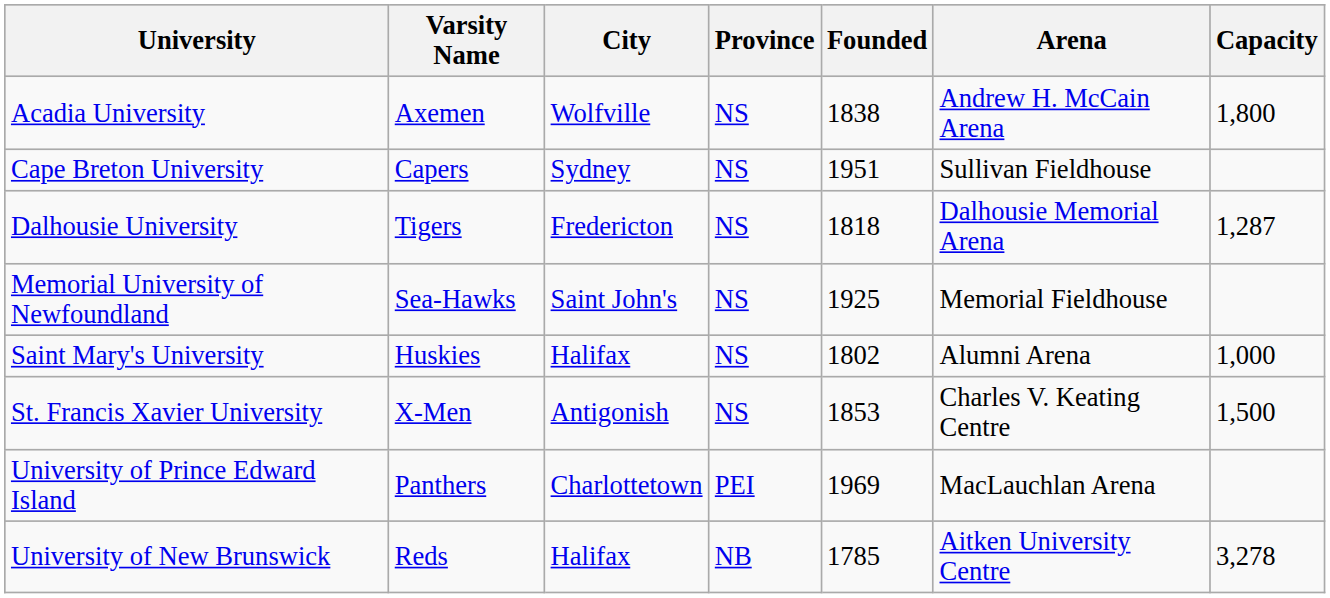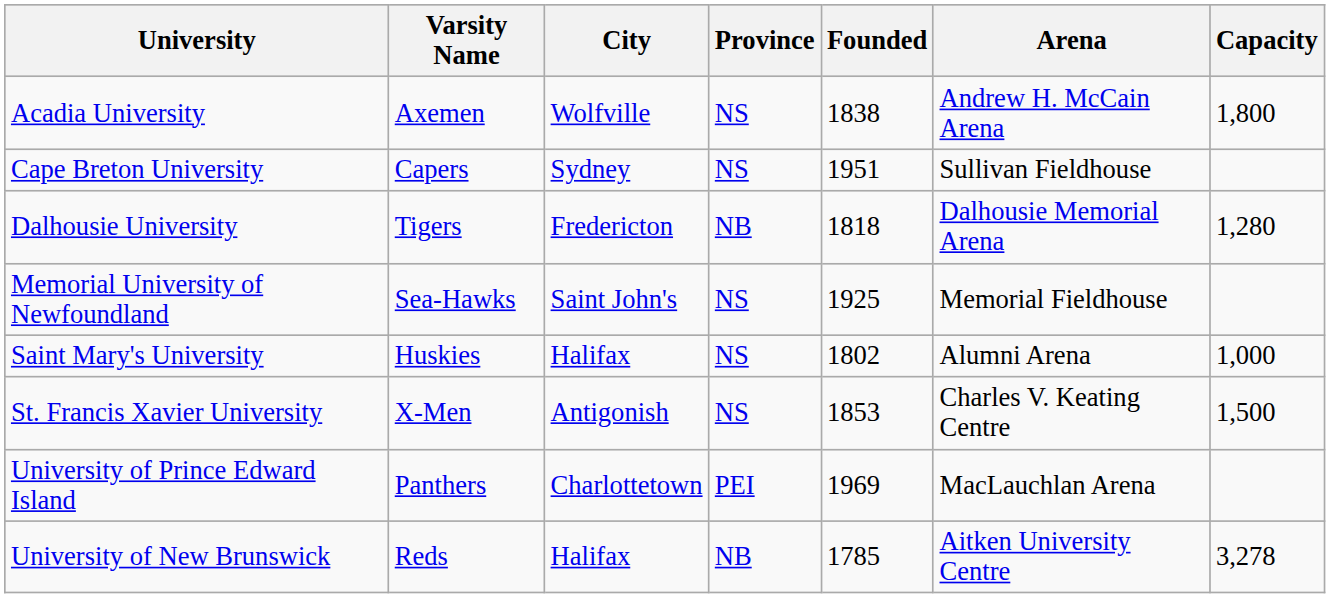(732, 226) NS -> (733, 226) NB
(1246, 226) 1,287 -> (1246, 226) 1,280
